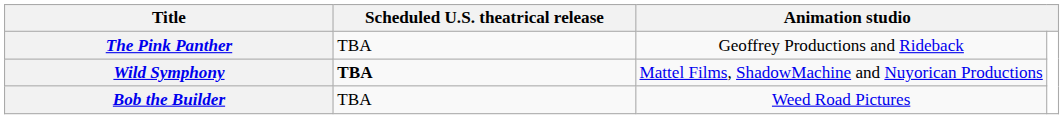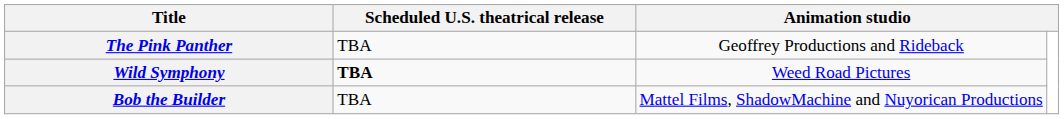(841, 72) Mattel Films, ShadowMachine and Nuyorican Productions -> (841, 72) Weed Road Pictures
(841, 99) Weed Road Pictures -> (841, 99) Mattel Films, ShadowMachine and Nuyorican Productions
